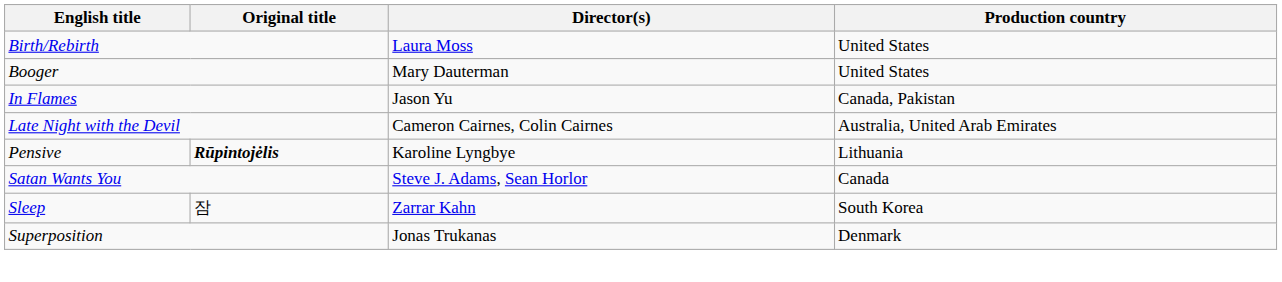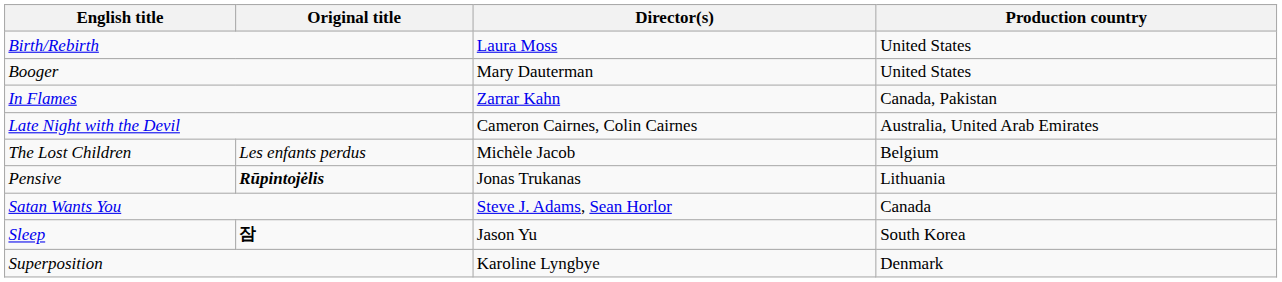(422, 98) Jason Yu -> (518, 98) Zarrar Kahn
+ row: (70, 152)
(454, 152) Karoline Lyngbye -> (529, 179) Jonas Trukanas
(202, 207) normal -> (248, 234) bold
(434, 207) Zarrar Kahn -> (507, 234) Jason Yu
(444, 236) Jonas Trukanas -> (538, 263) Karoline Lyngbye
